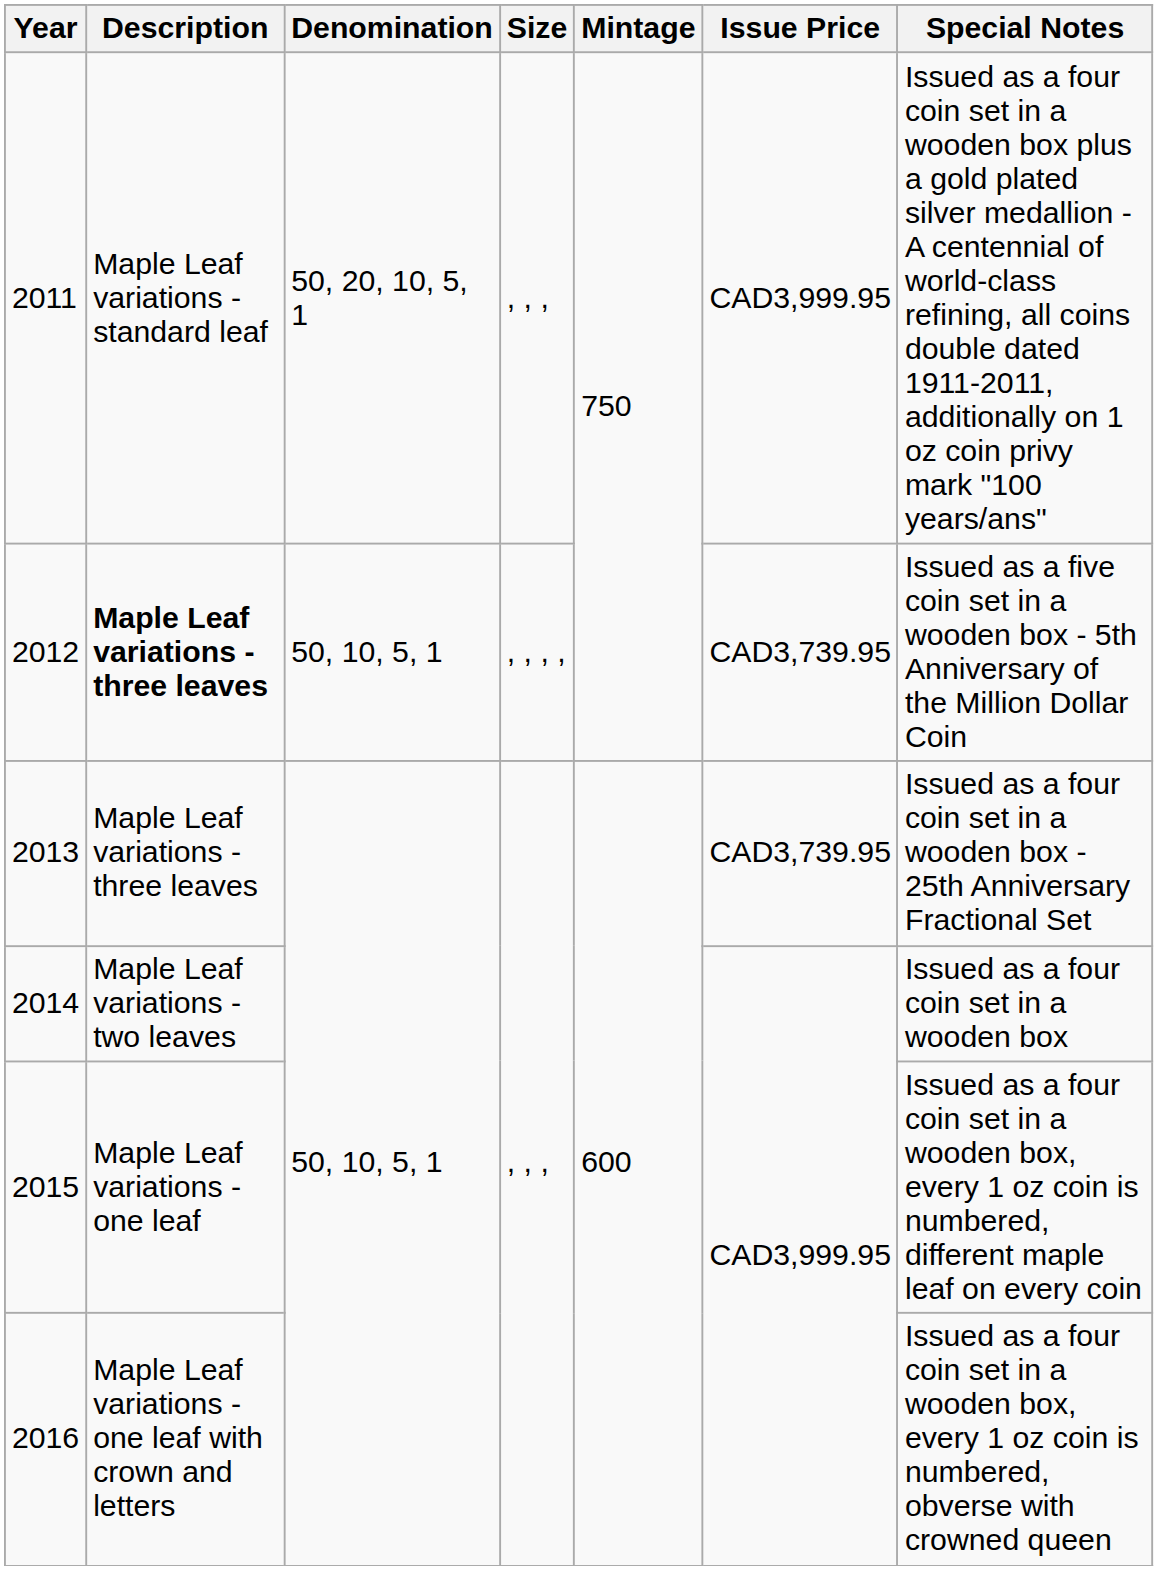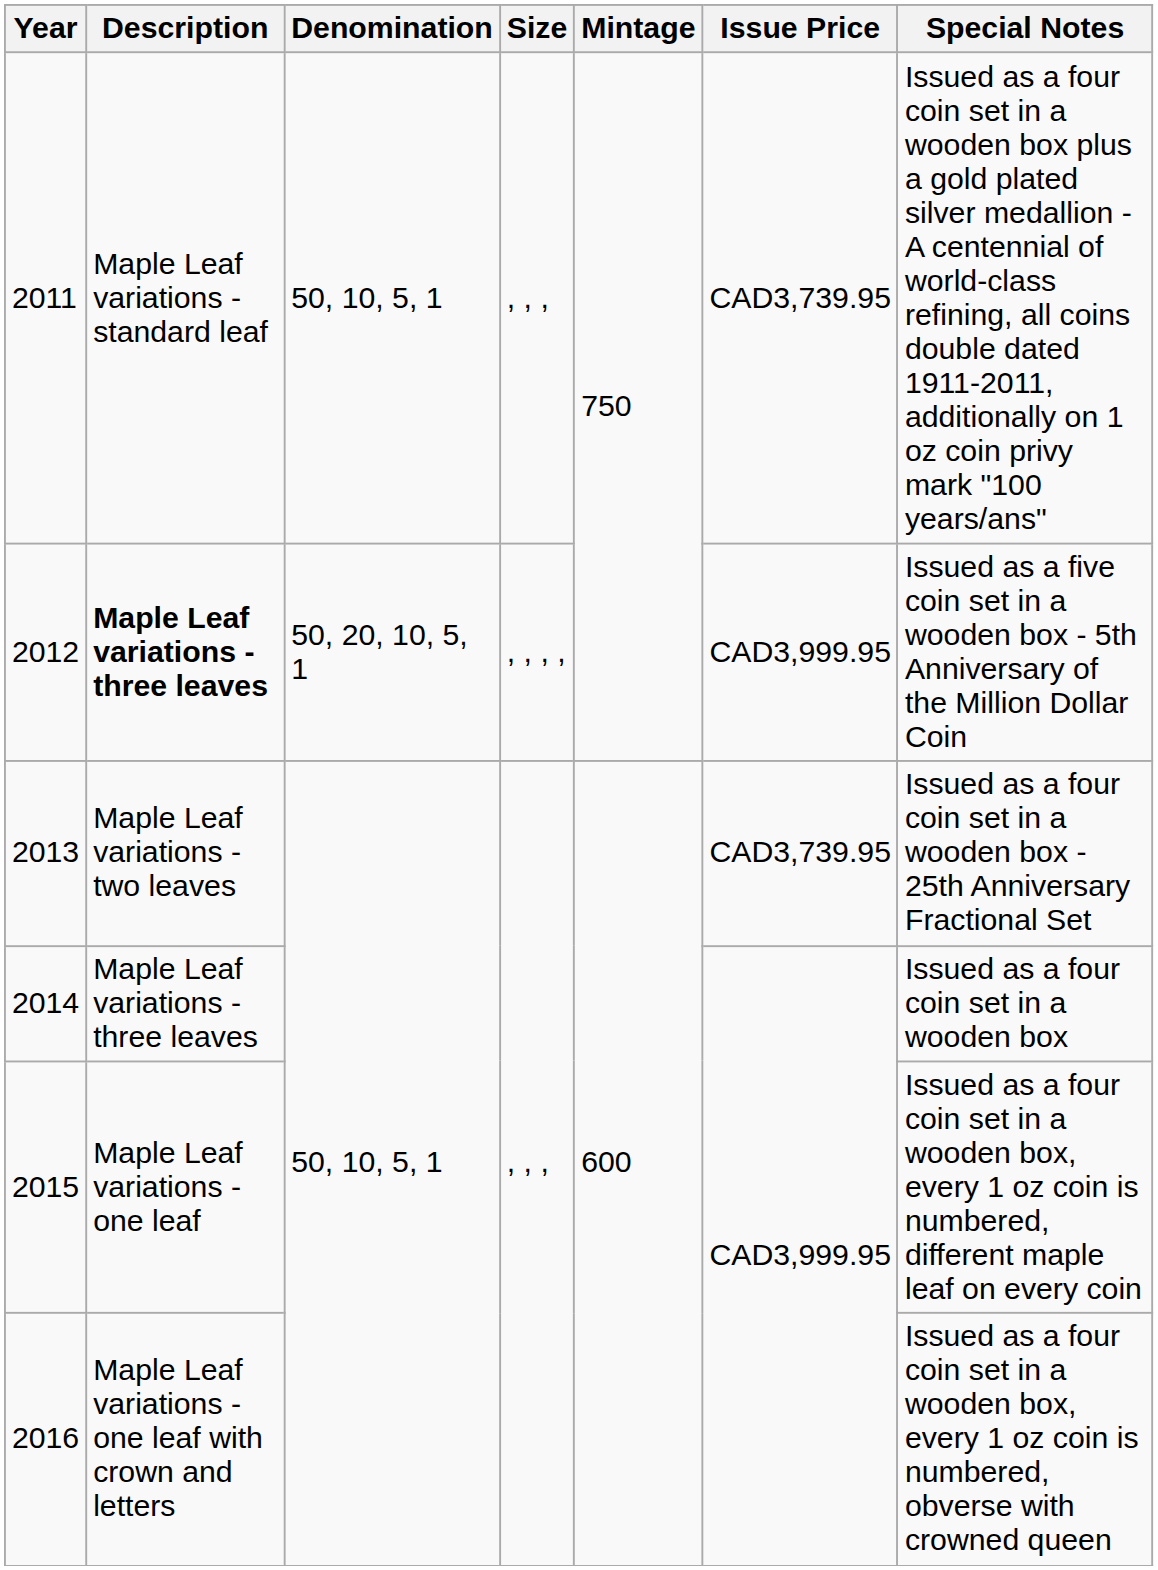(379, 297) 50, 20, 10, 5, 1 -> (367, 297) 50, 10, 5, 1
(800, 297) CAD3,999.95 -> (800, 297) CAD3,739.95
(367, 651) 50, 10, 5, 1 -> (379, 651) 50, 20, 10, 5, 1
(800, 651) CAD3,739.95 -> (800, 651) CAD3,999.95
(176, 852) Maple Leaf variations - three leaves -> (168, 852) Maple Leaf variations - two leaves
(168, 1002) Maple Leaf variations - two leaves -> (176, 1002) Maple Leaf variations - three leaves
